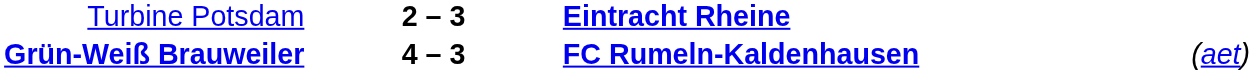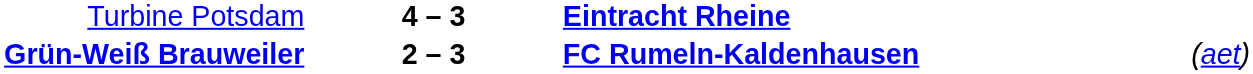(434, 16) 2 – 3 -> (434, 16) 4 – 3
(434, 54) 4 – 3 -> (434, 54) 2 – 3
